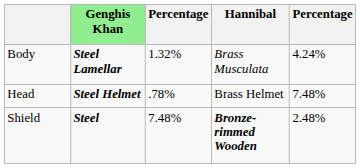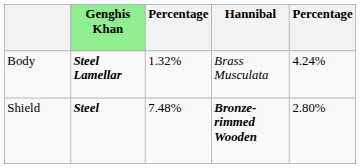- row: (21, 94)
(309, 117) 2.48% -> (309, 107) 2.80%
